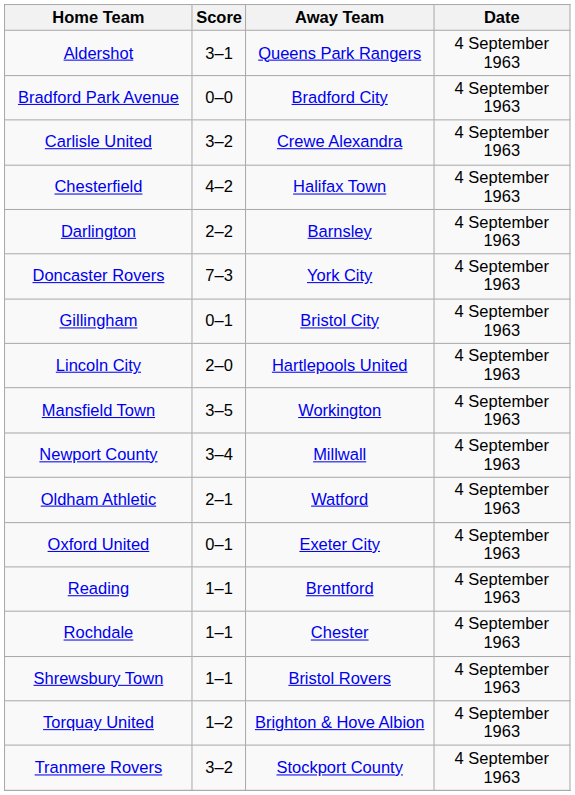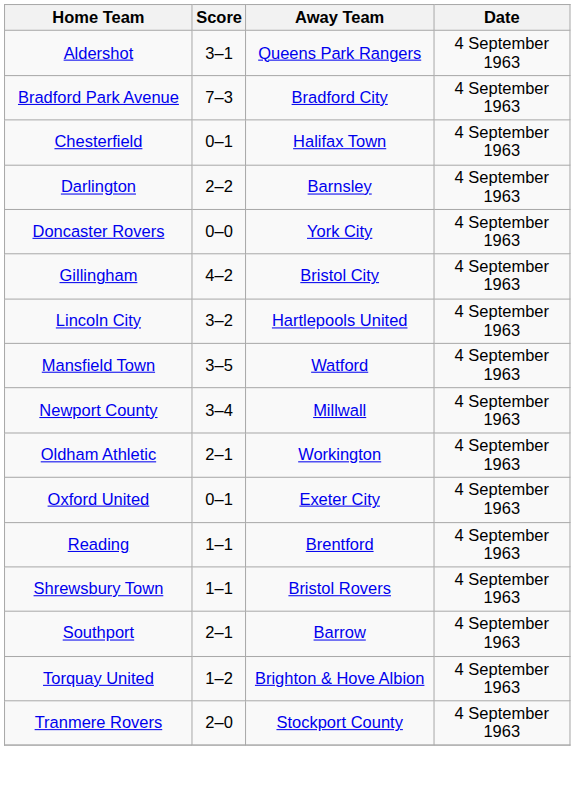(219, 97) 0–0 -> (219, 97) 7–3
- row: (98, 142)
(219, 187) 4–2 -> (219, 142) 0–1
(219, 276) 7–3 -> (219, 231) 0–0
(219, 321) 0–1 -> (219, 276) 4–2
(219, 365) 2–0 -> (219, 321) 3–2
(340, 410) Workington -> (340, 365) Watford
(340, 499) Watford -> (340, 455) Workington
- row: (98, 633)
+ row: (98, 633)
(219, 767) 3–2 -> (219, 723) 2–0
